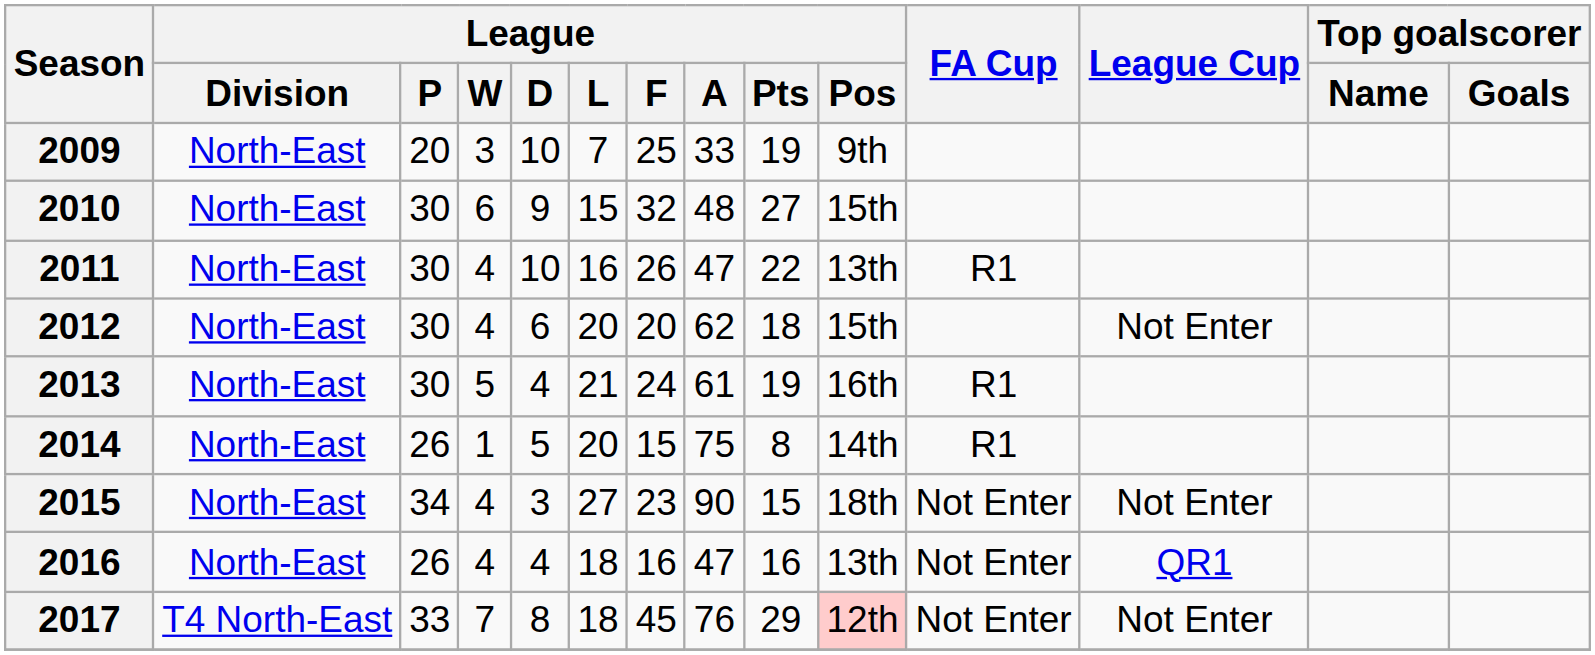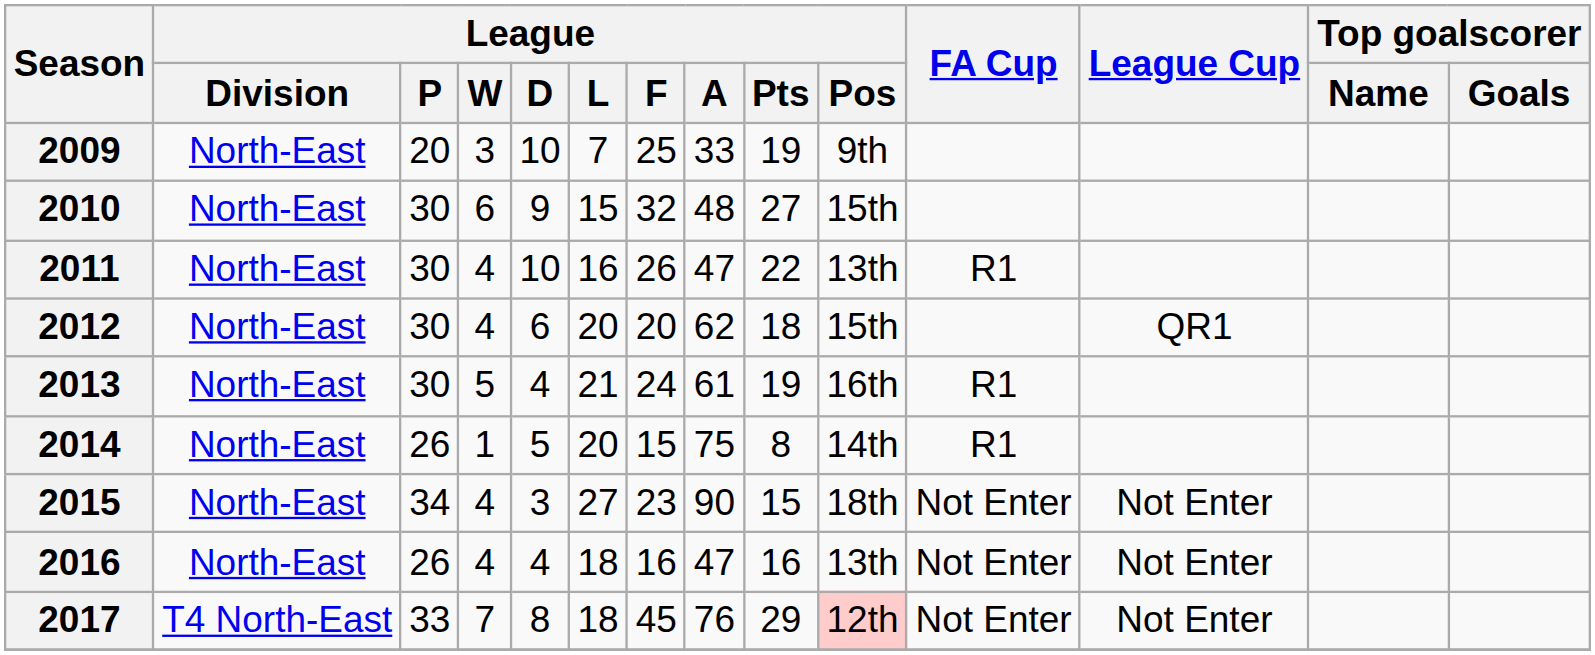(1194, 326) Not Enter -> (1194, 326) QR1
(1194, 561) QR1 -> (1194, 561) Not Enter
